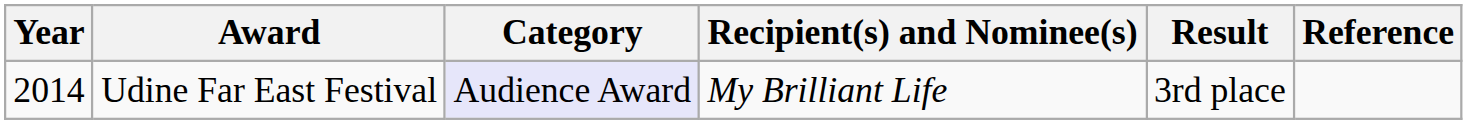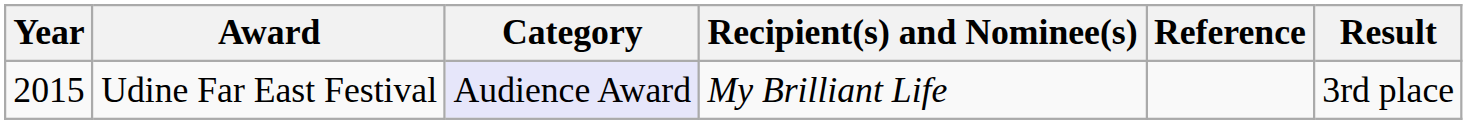columns swapped: (1220, 32) <-> (1378, 32)
(49, 89) 2014 -> (49, 89) 2015
